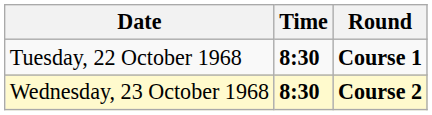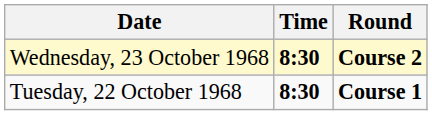rows swapped: (126, 57) <-> (139, 92)
